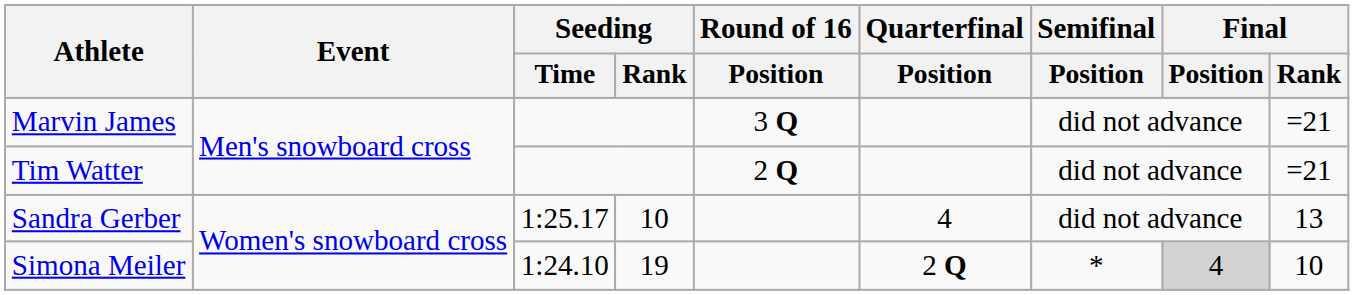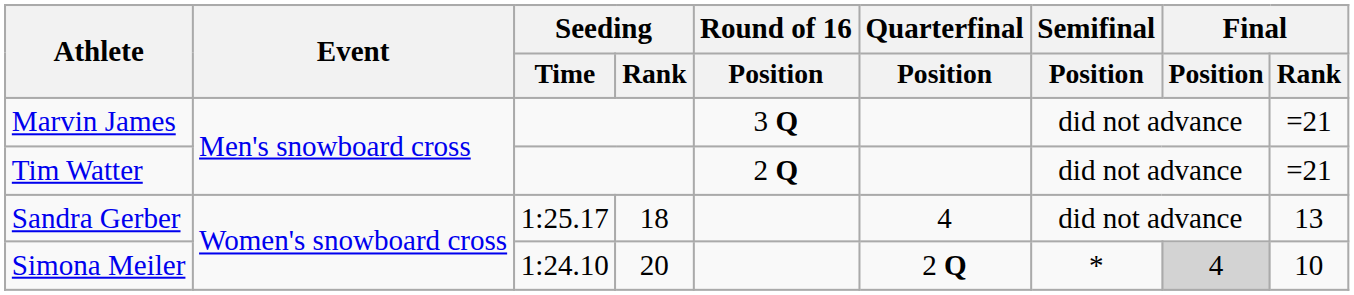(654, 218) 10 -> (654, 218) 18
(654, 266) 19 -> (654, 266) 20
